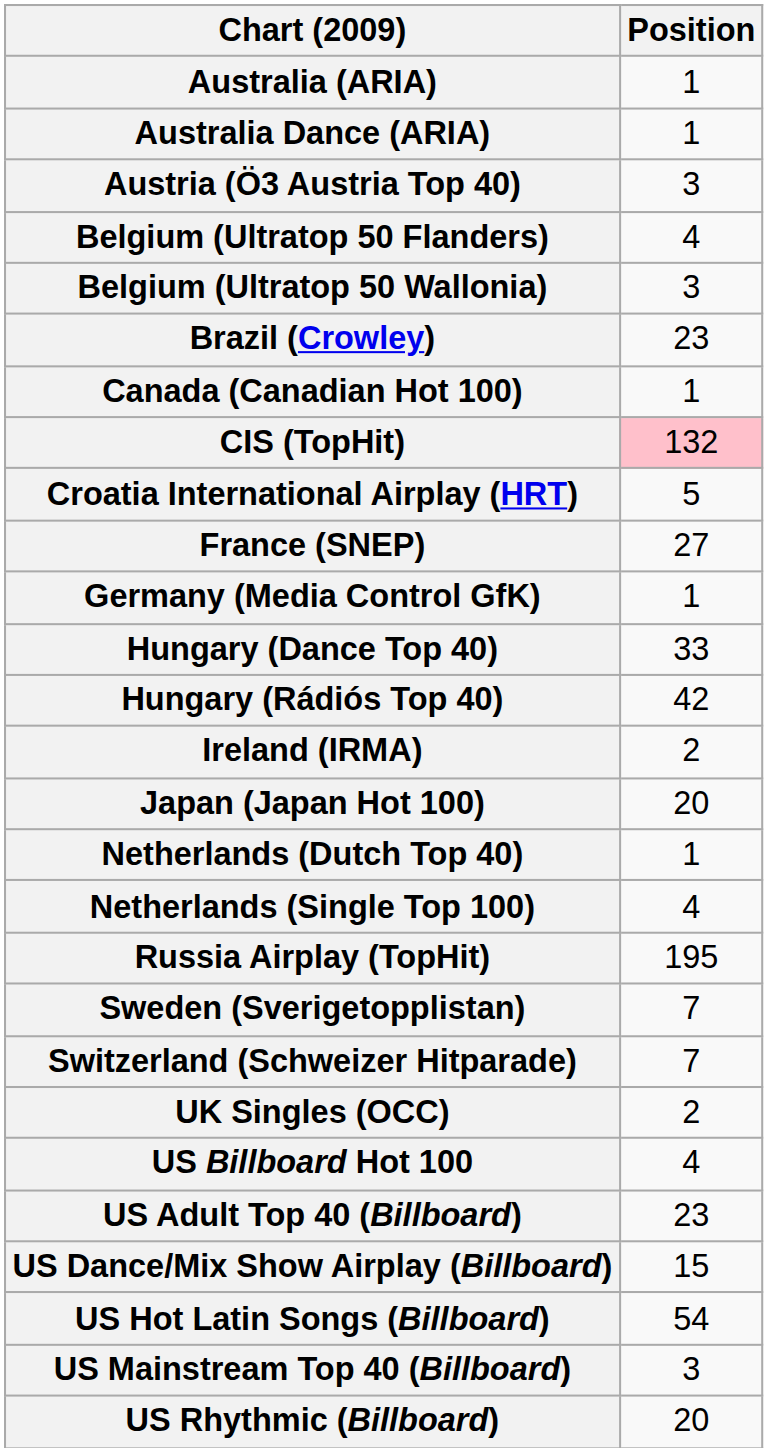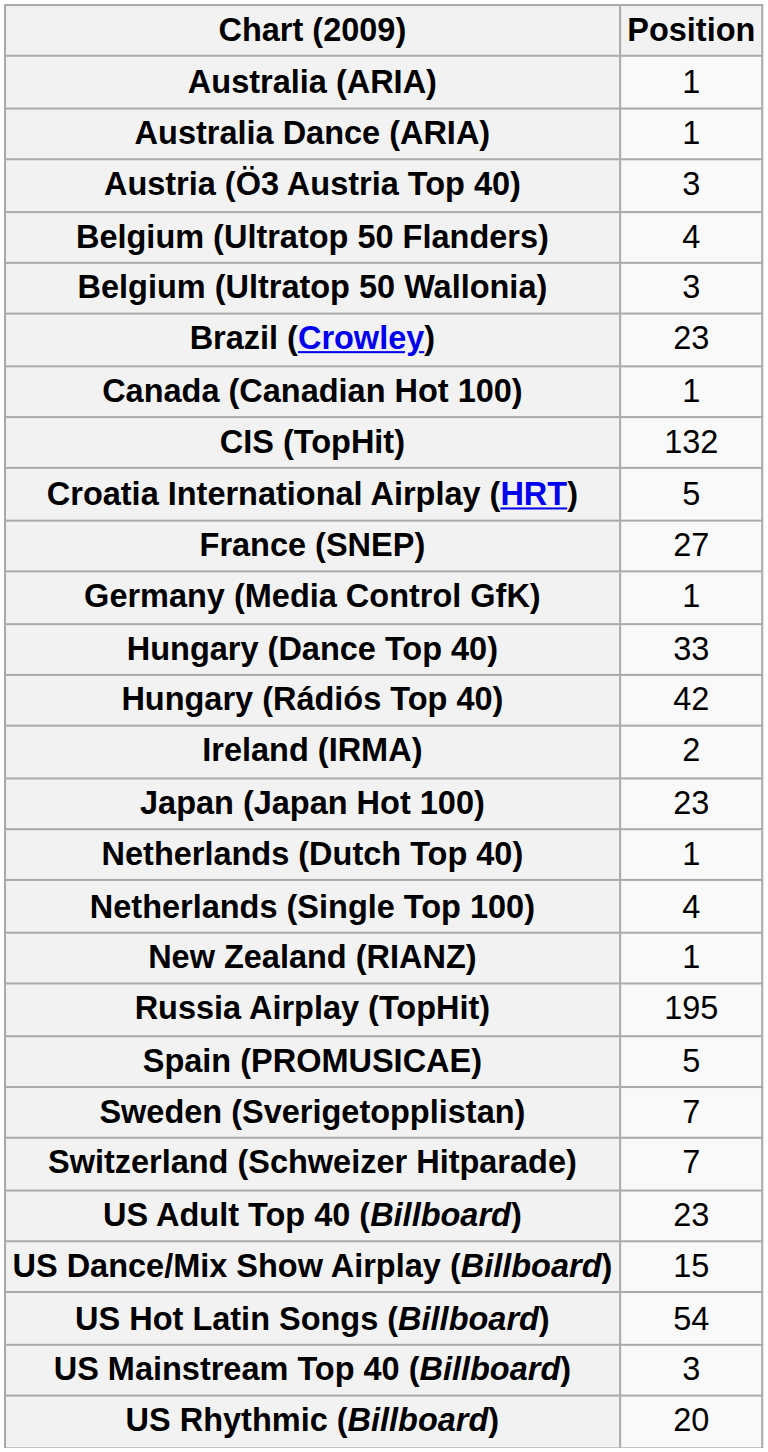(691, 442) pink background -> (691, 442) no background
(691, 802) 20 -> (691, 802) 23
+ row: (312, 957)
+ row: (312, 1060)
- row: (312, 1111)
- row: (312, 1163)
